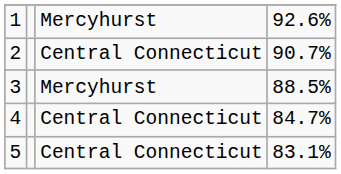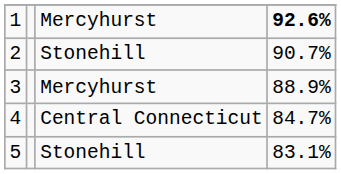(301, 21) normal -> (301, 21) bold
(151, 54) Central Connecticut -> (93, 54) Stonehill
(301, 87) 88.5% -> (301, 87) 88.9%
(151, 152) Central Connecticut -> (93, 152) Stonehill
